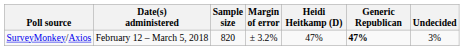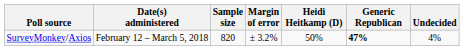(314, 38) 47% -> (314, 38) 50%
(435, 38) 3% -> (435, 38) 4%
